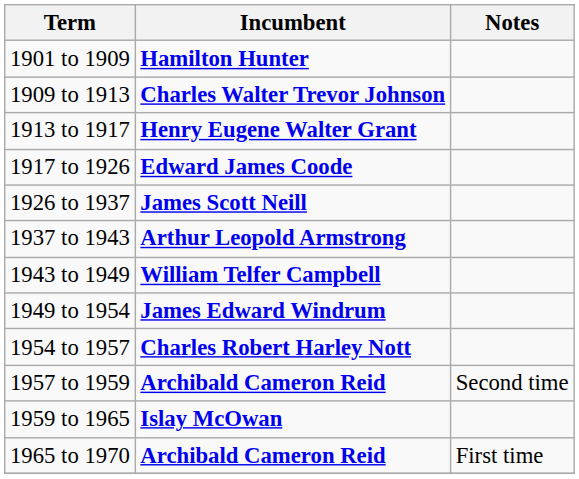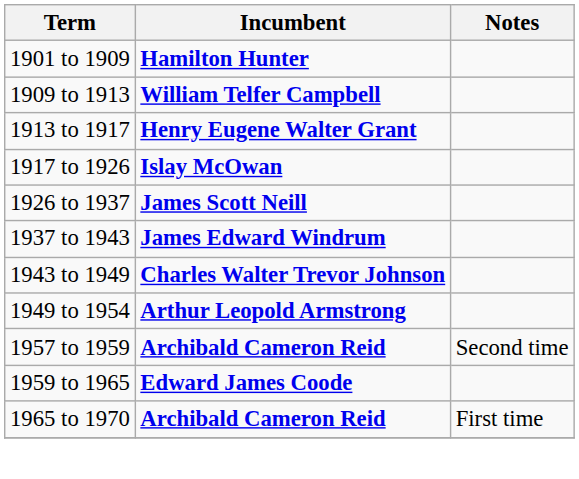(293, 94) Charles Walter Trevor Johnson -> (260, 94) William Telfer Campbell
(246, 166) Edward James Coode -> (211, 166) Islay McOwan
(273, 238) Arthur Leopold Armstrong -> (263, 238) James Edward Windrum
(260, 274) William Telfer Campbell -> (293, 274) Charles Walter Trevor Johnson
(263, 310) James Edward Windrum -> (273, 310) Arthur Leopold Armstrong
- row: (70, 346)
(211, 418) Islay McOwan -> (246, 382) Edward James Coode
